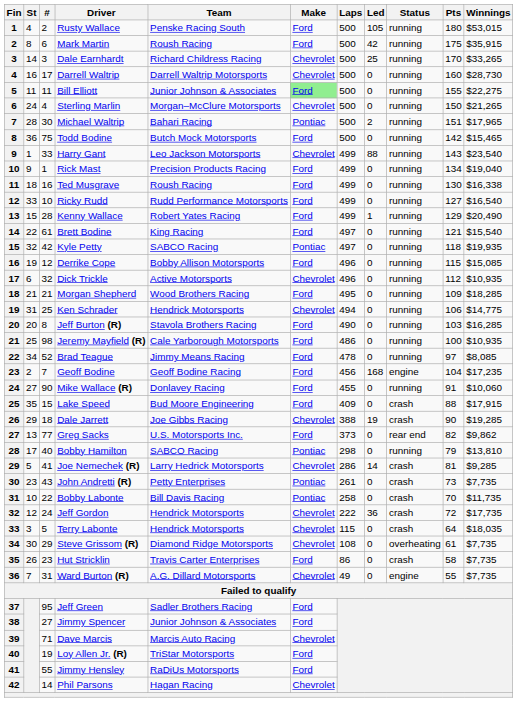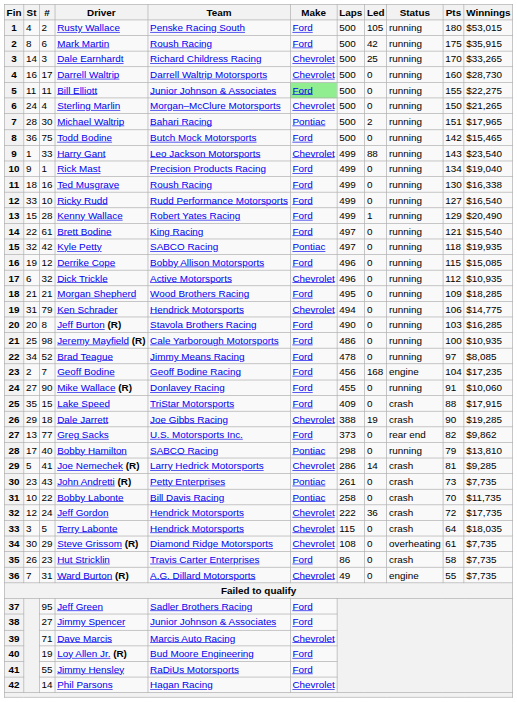(47, 310) 25 -> (47, 310) 79
(202, 403) Bud Moore Engineering -> (192, 403) TriStar Motorsports
(192, 654) TriStar Motorsports -> (202, 654) Bud Moore Engineering
